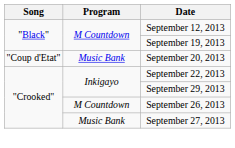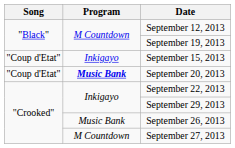+ row: (185, 58)
(102, 58) normal -> (102, 74) bold
(102, 105) M Countdown -> (102, 120) Music Bank
(102, 120) Music Bank -> (102, 136) M Countdown
